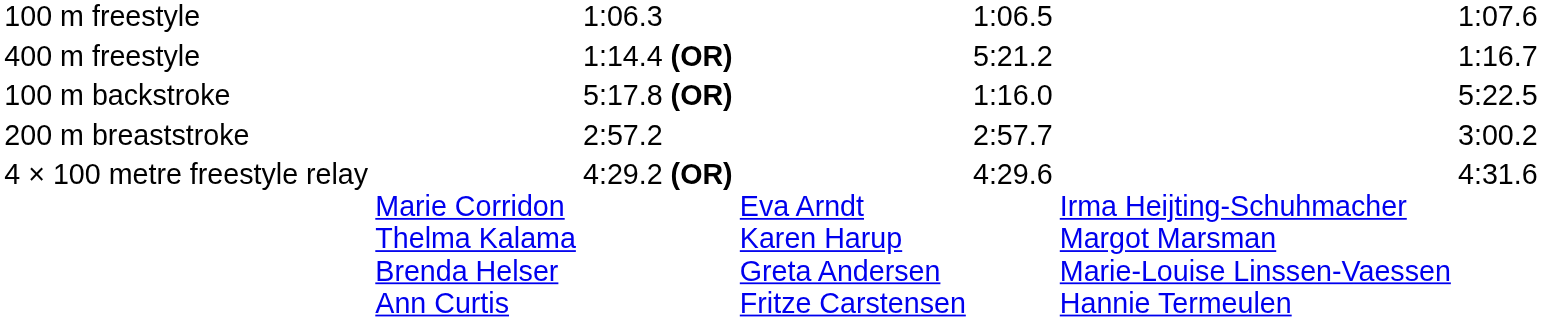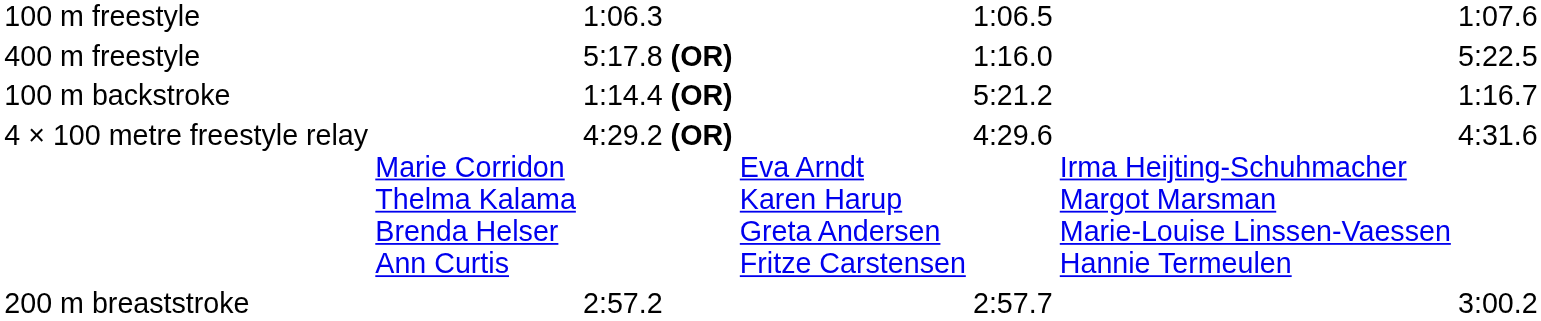(658, 56) 1:14.4 (OR) -> (658, 56) 5:17.8 (OR)
(1013, 56) 5:21.2 -> (1013, 56) 1:16.0
(1498, 56) 1:16.7 -> (1498, 56) 5:22.5
(658, 95) 5:17.8 (OR) -> (658, 95) 1:14.4 (OR)
(1013, 95) 1:16.0 -> (1013, 95) 5:21.2
(1498, 95) 5:22.5 -> (1498, 95) 1:16.7
rows swapped: (127, 135) <-> (186, 174)
